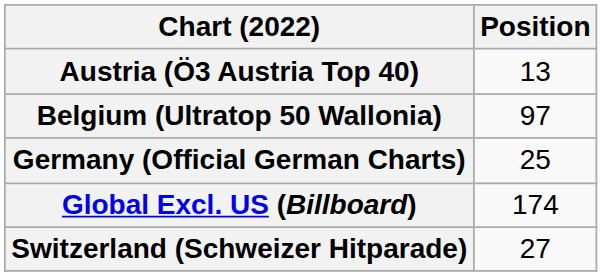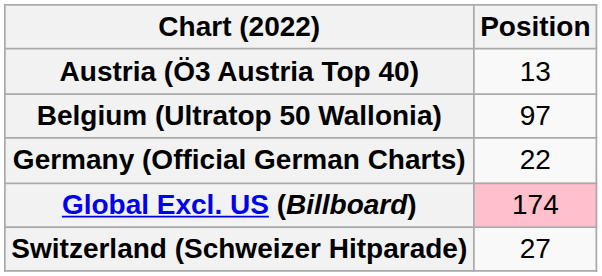(535, 159) 25 -> (535, 159) 22
(535, 204) no background -> (535, 204) pink background
